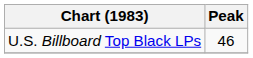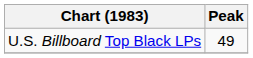(226, 40) 46 -> (226, 40) 49
